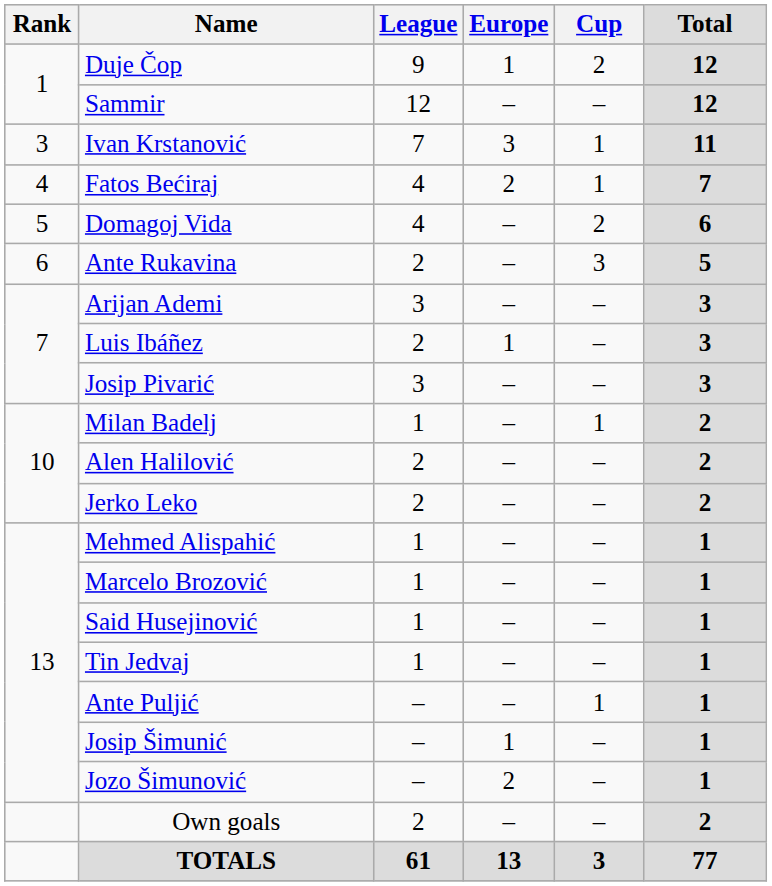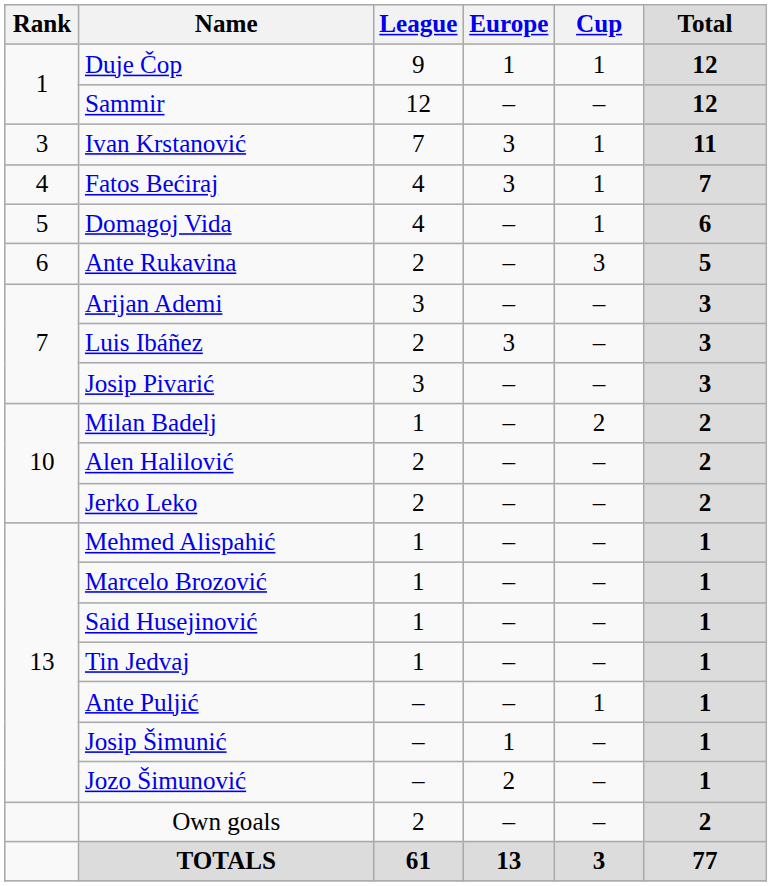(599, 64) 2 -> (599, 64) 1
(509, 183) 2 -> (509, 183) 3
(599, 223) 2 -> (599, 223) 1
(509, 343) 1 -> (509, 343) 3
(599, 422) 1 -> (599, 422) 2
